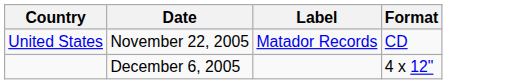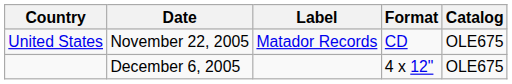+ column: (475, 17)
